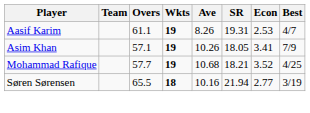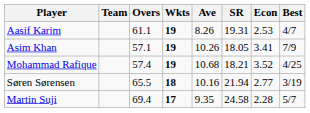(142, 64) 57.7 -> (142, 64) 57.4
+ row: (32, 99)
